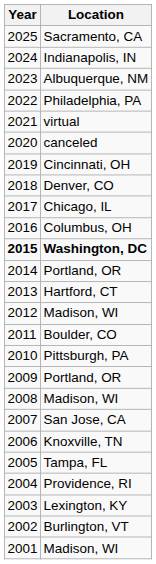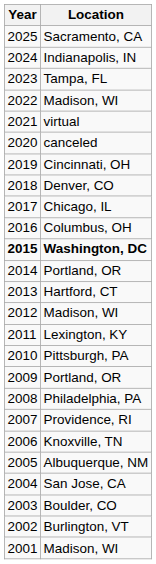(96, 79) Albuquerque, NM -> (75, 79) Tampa, FL
(92, 100) Philadelphia, PA -> (81, 100) Madison, WI
(80, 334) Boulder, CO -> (85, 334) Lexington, KY
(81, 398) Madison, WI -> (92, 398) Philadelphia, PA
(85, 420) San Jose, CA -> (88, 420) Providence, RI
(75, 462) Tampa, FL -> (96, 462) Albuquerque, NM
(88, 484) Providence, RI -> (85, 484) San Jose, CA
(85, 505) Lexington, KY -> (80, 505) Boulder, CO
